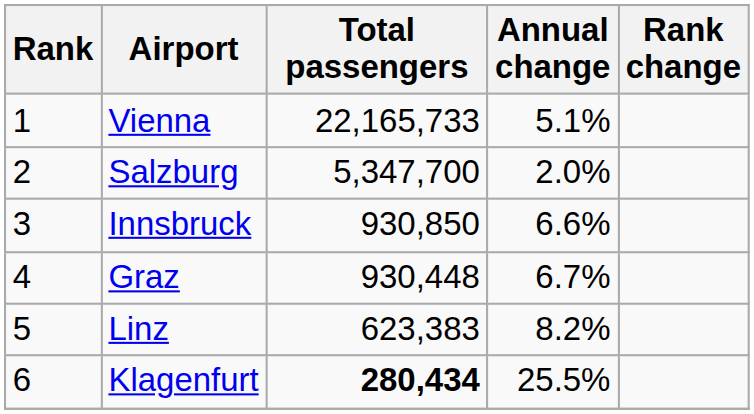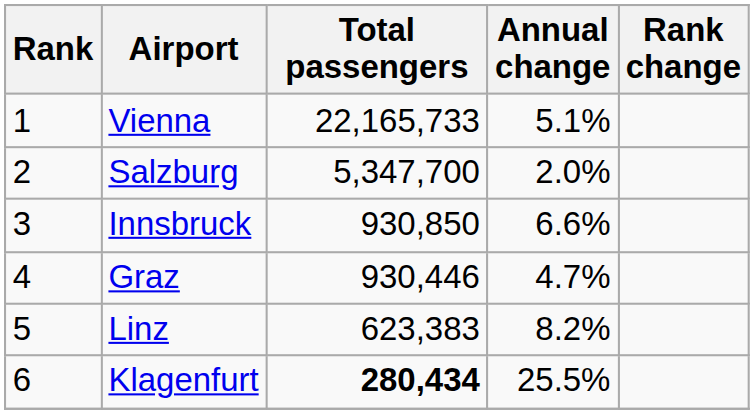(420, 276) 930,448 -> (420, 276) 930,446
(573, 276) 6.7% -> (573, 276) 4.7%
